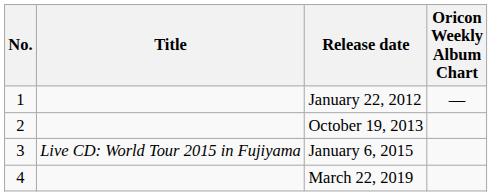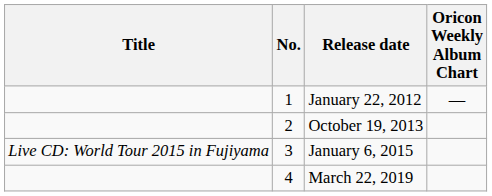columns swapped: (20, 45) <-> (170, 45)
